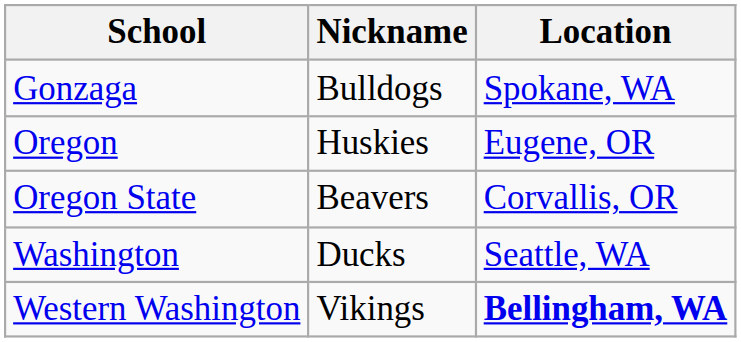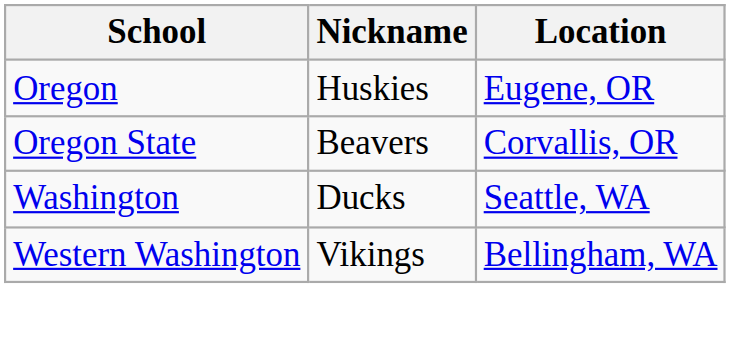- row: (75, 87)
(605, 308) bold -> (601, 253) normal
